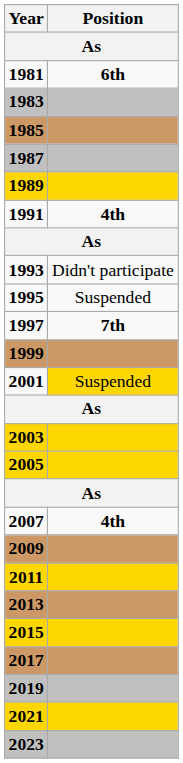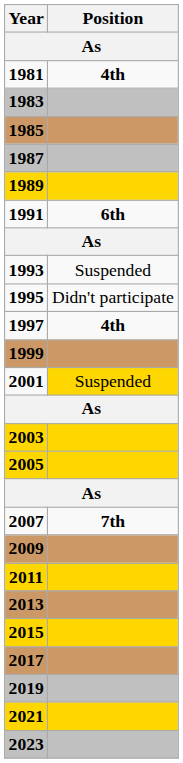(113, 74) 6th -> (113, 74) 4th
(113, 213) 4th -> (113, 213) 6th
(113, 269) Didn't participate -> (113, 269) Suspended
(113, 297) Suspended -> (113, 297) Didn't participate
(113, 325) 7th -> (113, 325) 4th
(113, 520) 4th -> (113, 520) 7th
